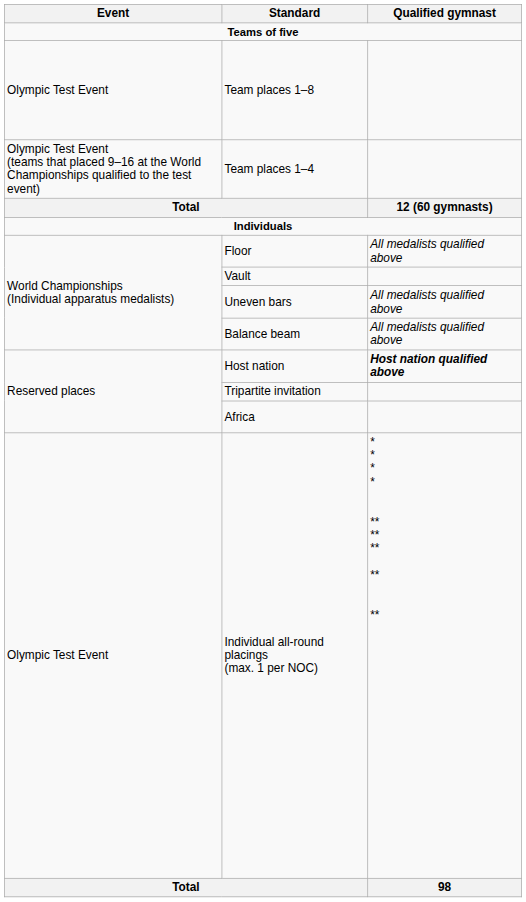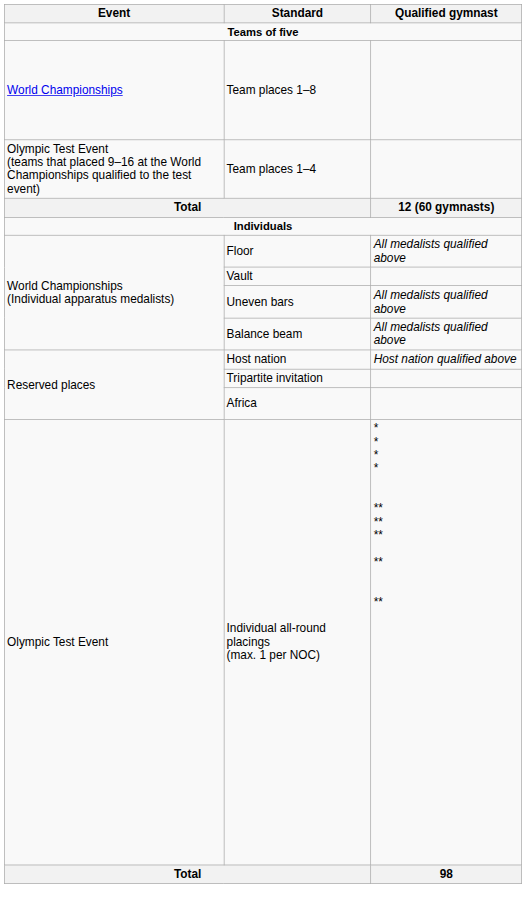(58, 90) Olympic Test Event -> (65, 90) World Championships
(429, 366) bold -> (445, 359) normal
